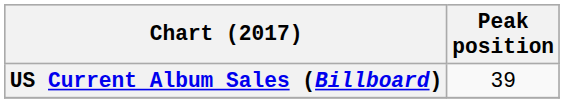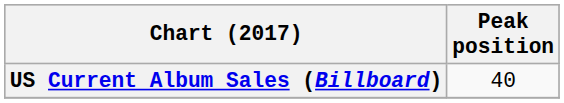(503, 81) 39 -> (503, 81) 40
